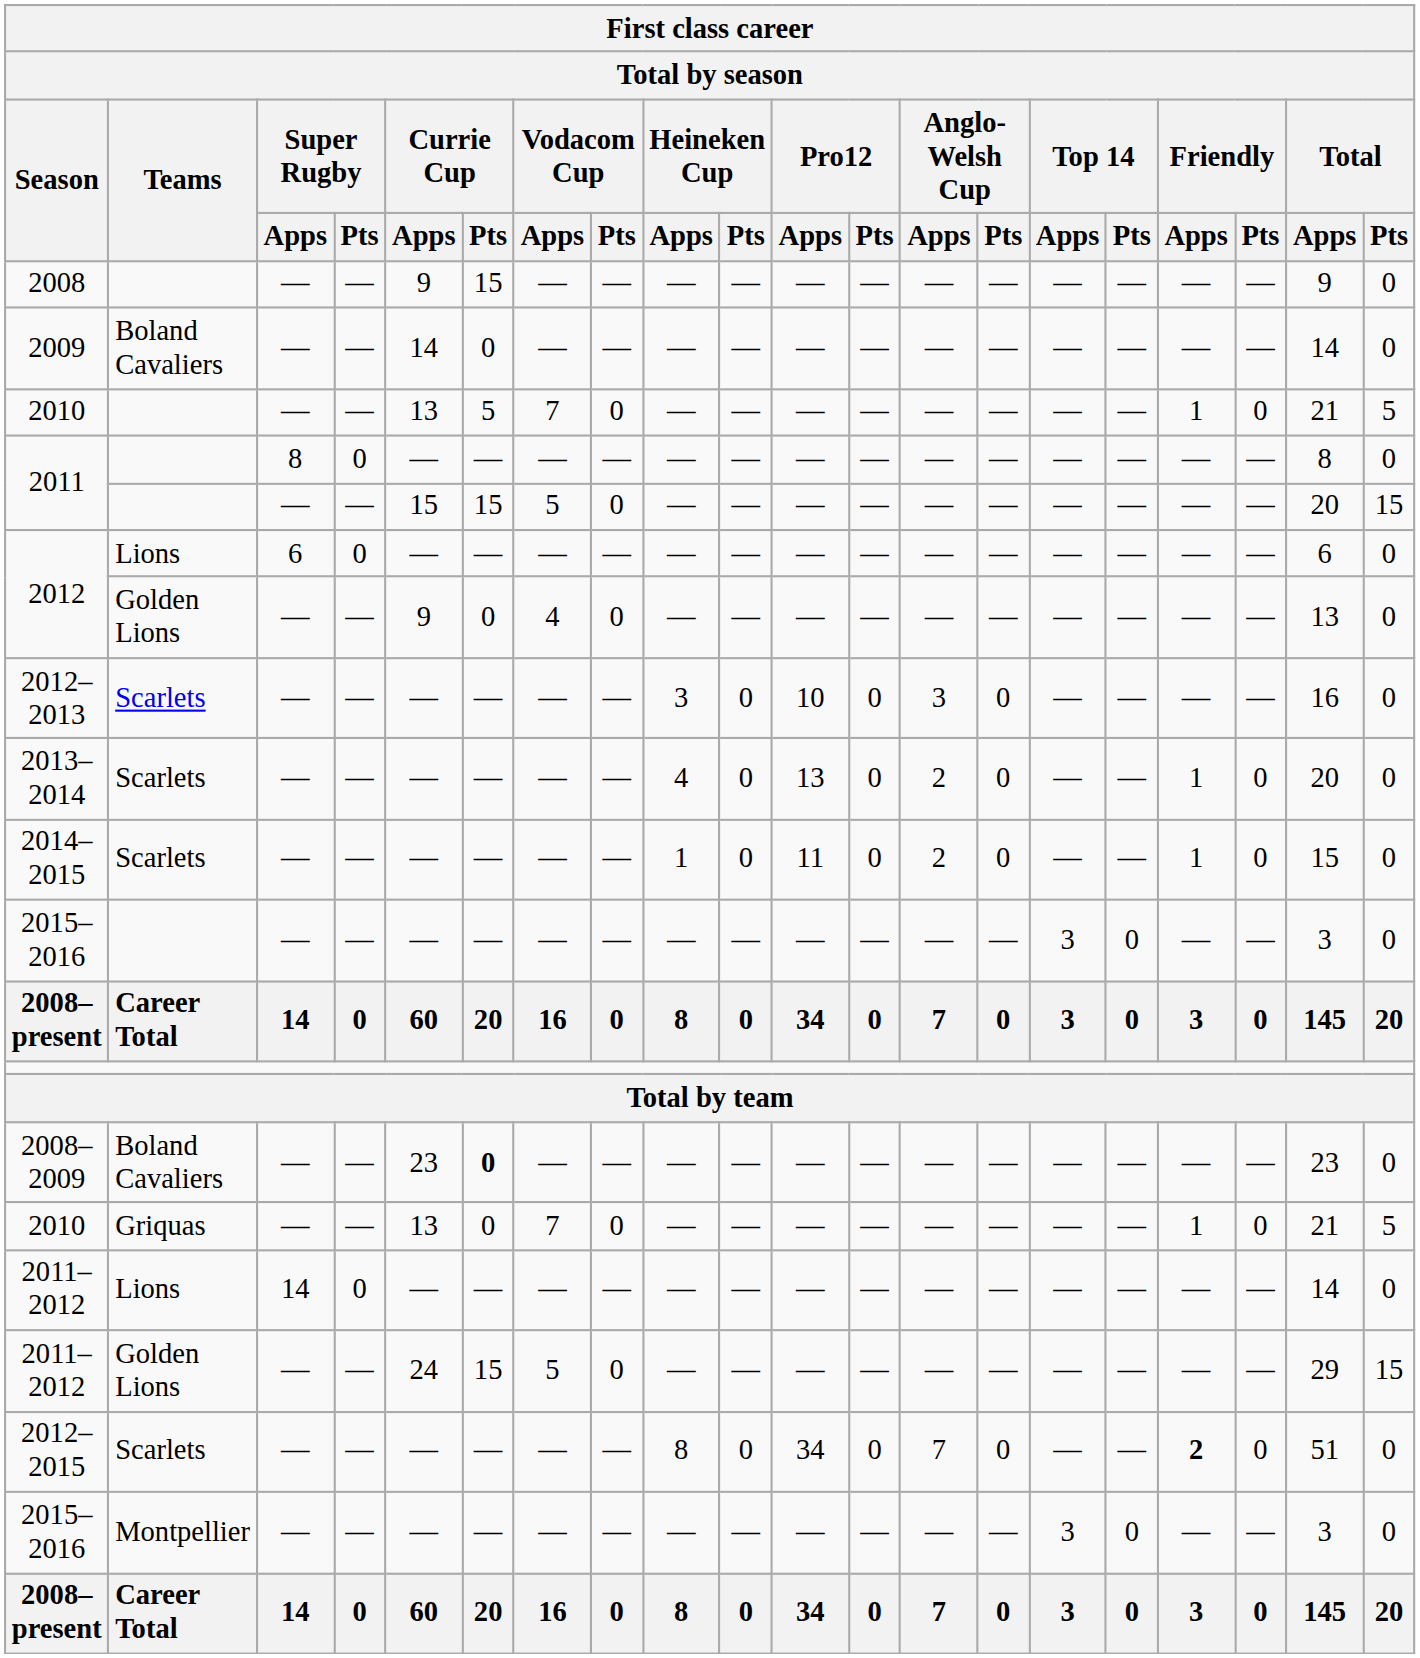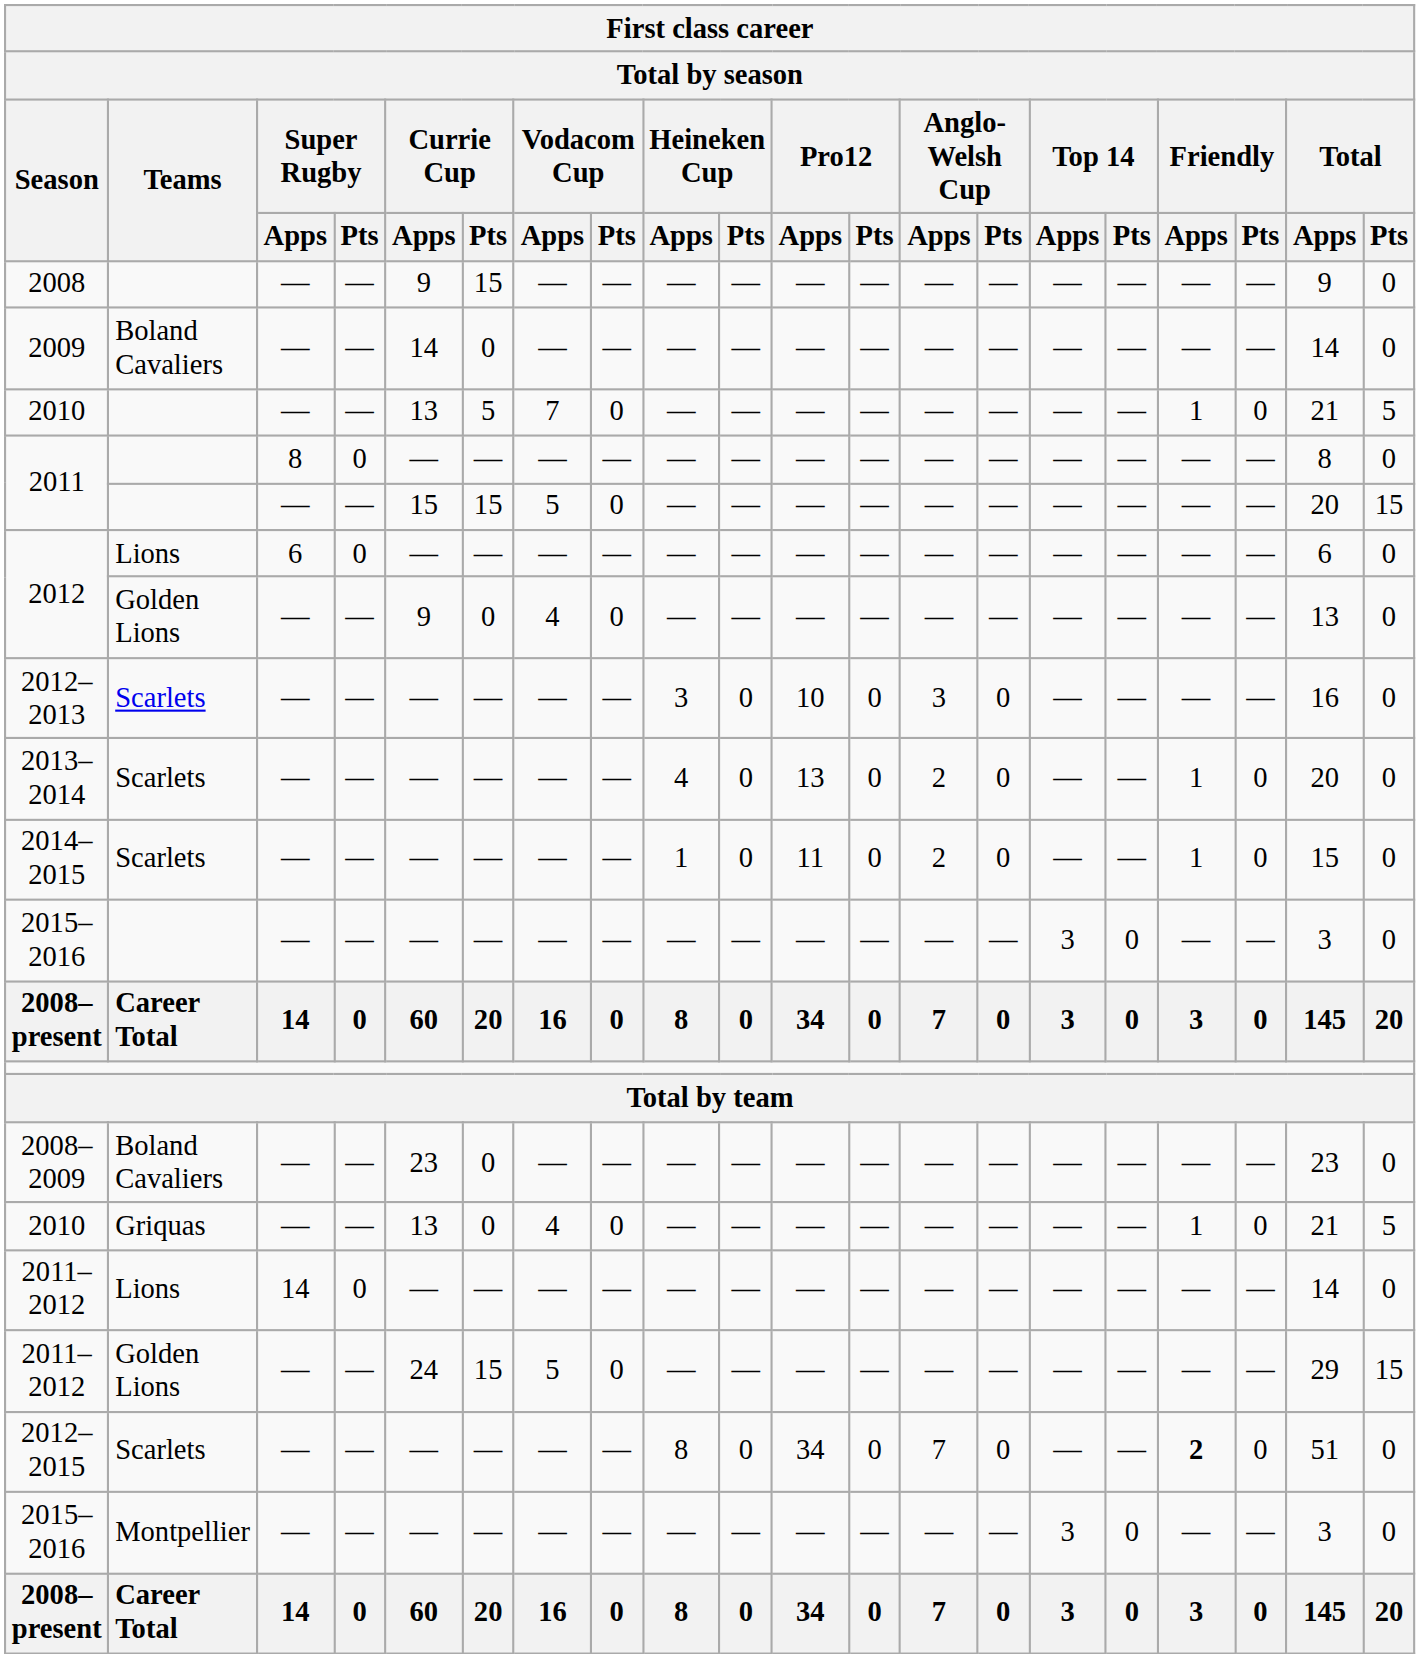(488, 1161) bold -> (488, 1161) normal
(552, 1225) 7 -> (552, 1225) 4
